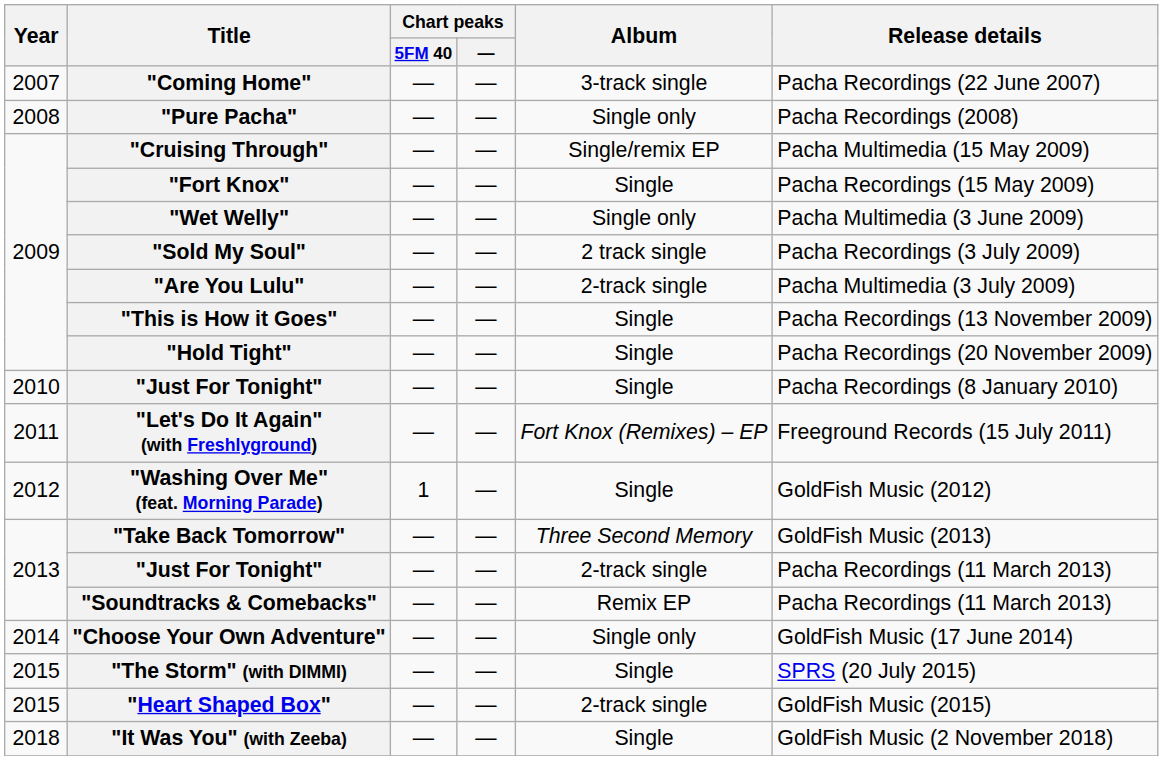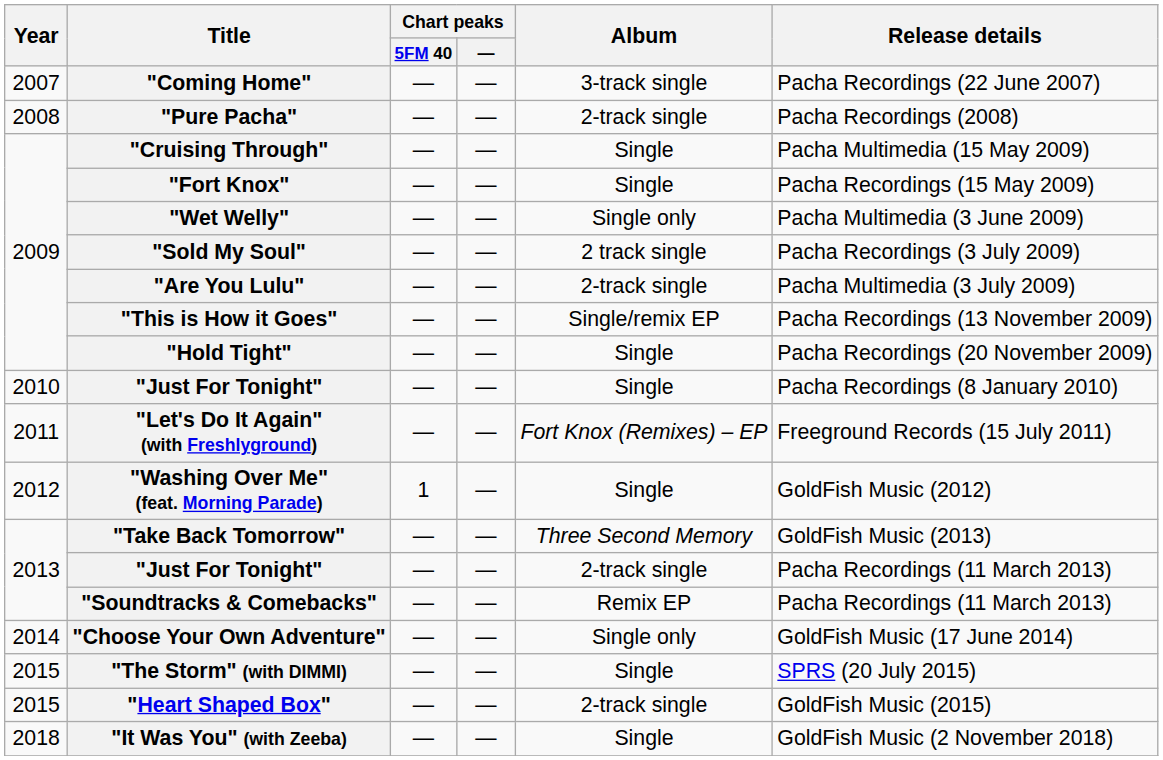(644, 116) Single only -> (644, 116) 2-track single
(644, 150) Single/remix EP -> (644, 150) Single
(644, 319) Single -> (644, 319) Single/remix EP
